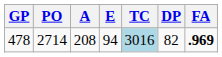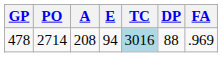(171, 39) 82 -> (171, 39) 88
(201, 39) bold -> (201, 39) normal
